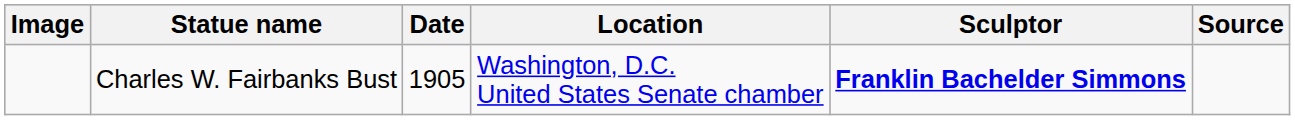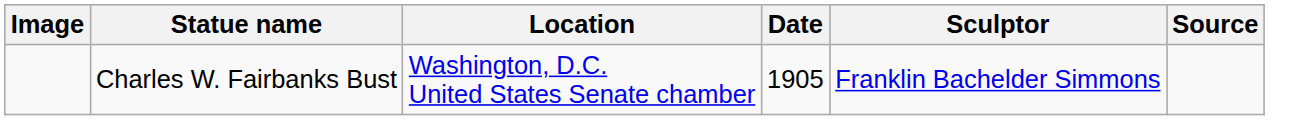columns swapped: (650, 24) <-> (437, 24)
(1011, 79) bold -> (998, 79) normal
